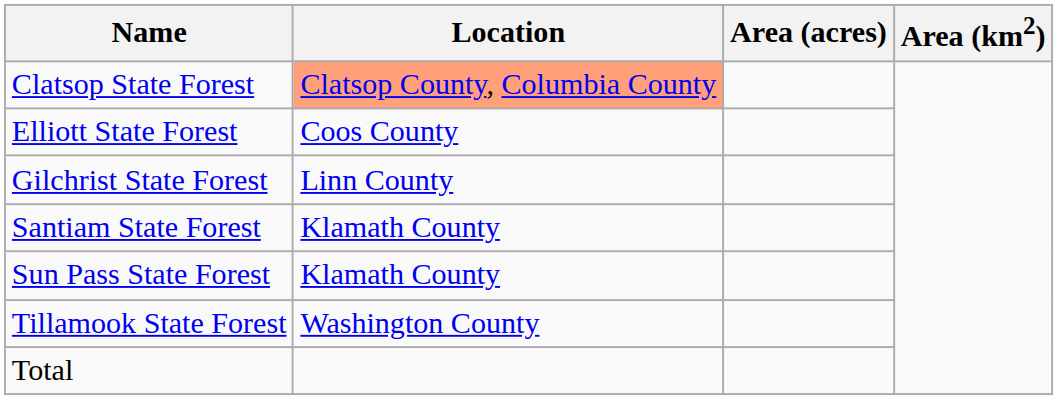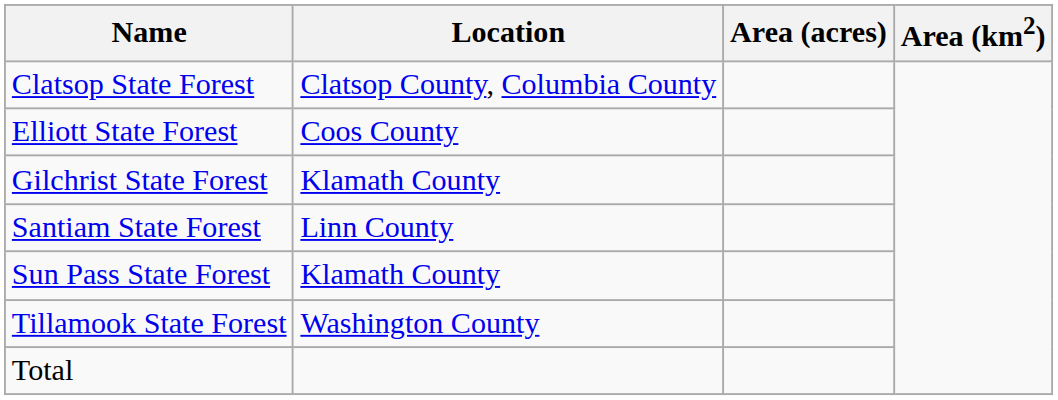(508, 84) lightsalmon background -> (508, 84) no background
(377, 179) Linn County -> (400, 179) Klamath County
(400, 227) Klamath County -> (377, 227) Linn County
